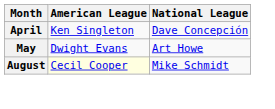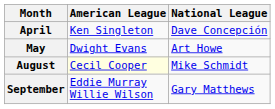+ row: (36, 89)
